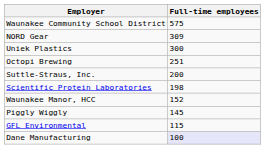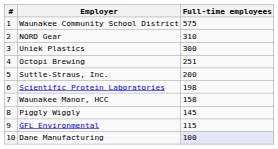+ column: (11, 11)
(177, 36) 309 -> (190, 36) 310
(177, 100) 152 -> (190, 100) 158
